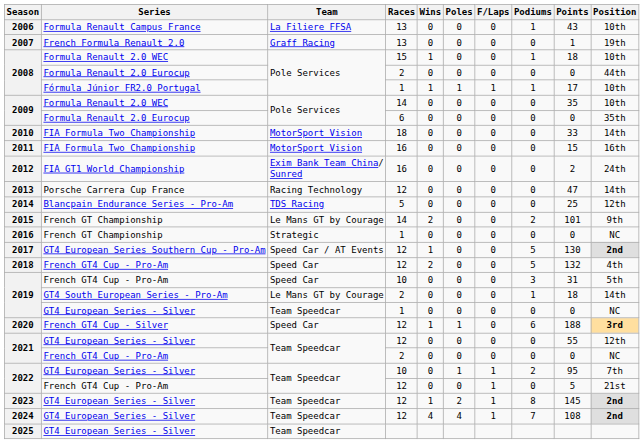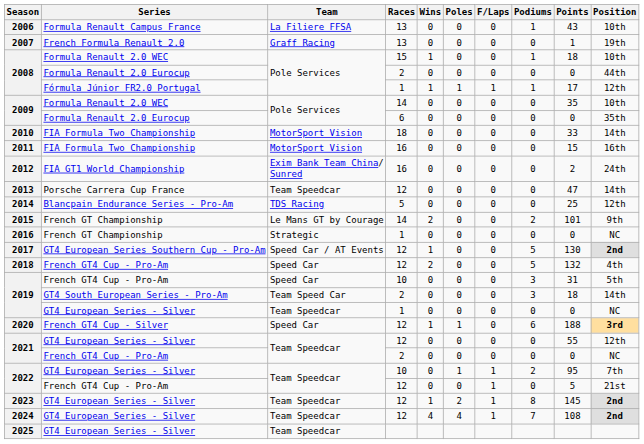(615, 87) 10th -> (615, 87) 12th
(316, 189) Racing Technology -> (305, 189) Team Speedcar
(327, 295) Le Mans GT by Courage -> (308, 295) Team Speed Car
(533, 295) 1 -> (533, 295) 3
